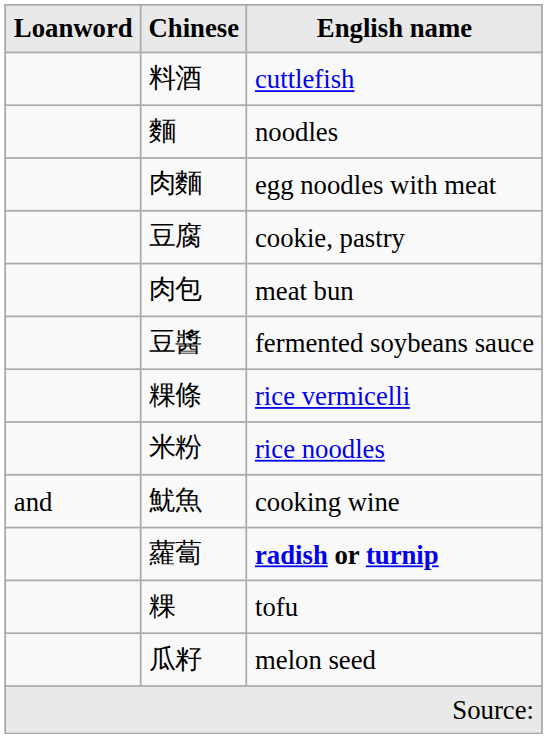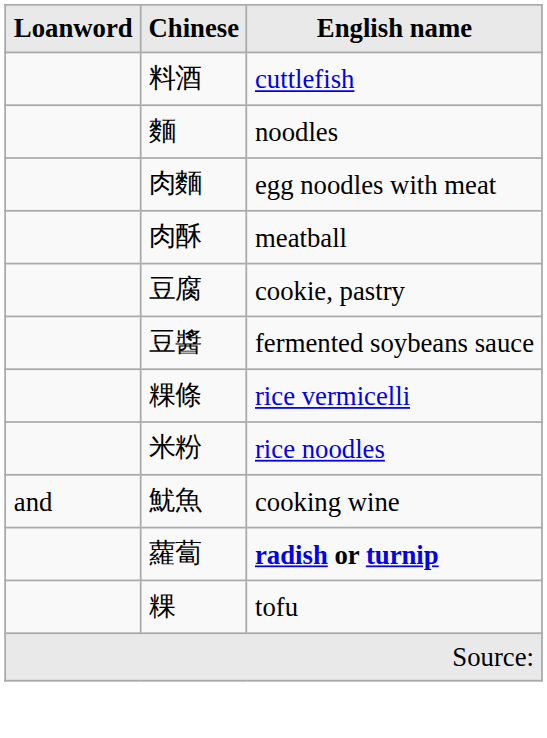+ row: (175, 235)
- row: (175, 288)
- row: (175, 658)
